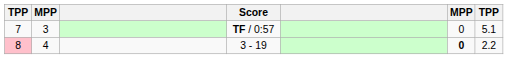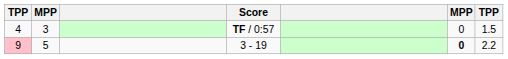(18, 29) 7 -> (18, 29) 4
(489, 29) 5.1 -> (489, 29) 1.5
(18, 45) 8 -> (18, 45) 9
(46, 45) 4 -> (46, 45) 5
